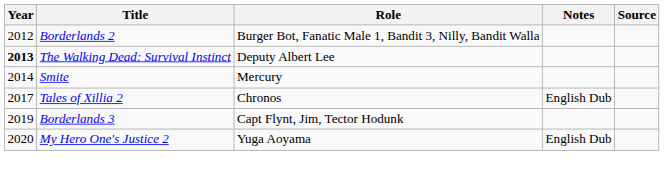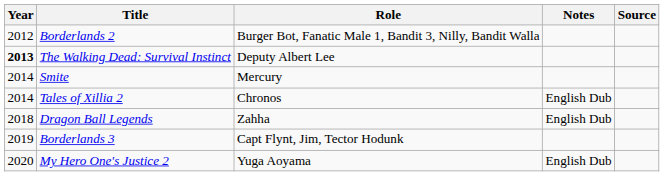(21, 98) 2017 -> (21, 98) 2014
+ row: (96, 118)
